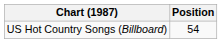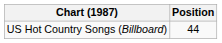(193, 30) 54 -> (193, 30) 44
